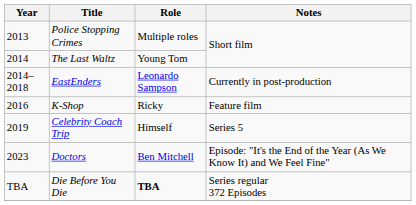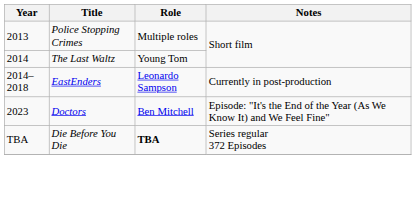- row: (68, 105)
- row: (87, 128)
